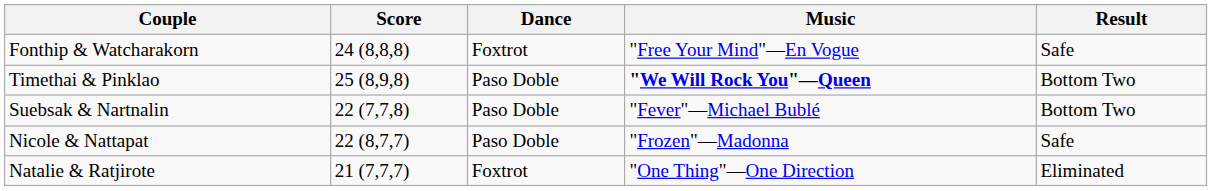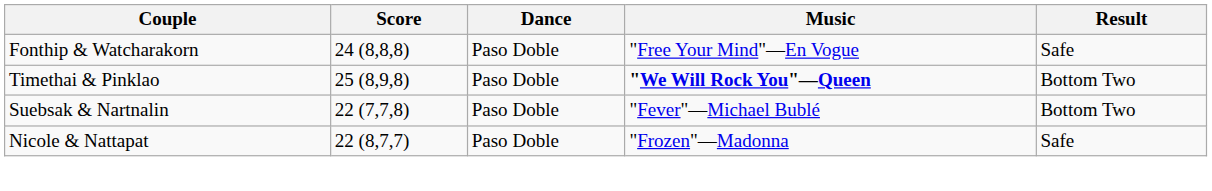(500, 49) Foxtrot -> (515, 49) Paso Doble
- row: (82, 170)
